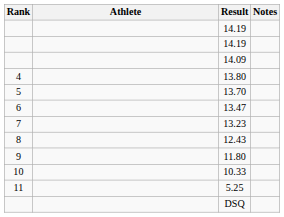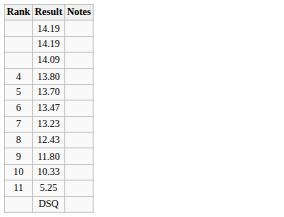- column: (126, 12)
